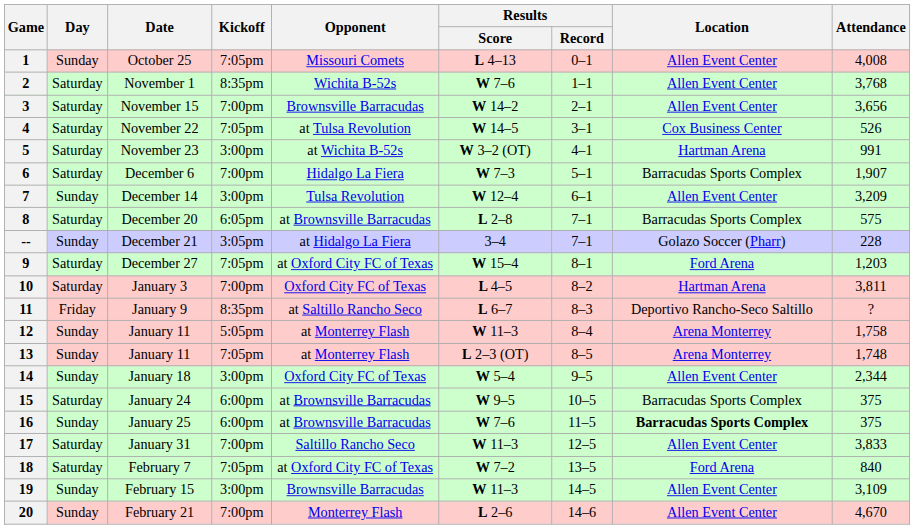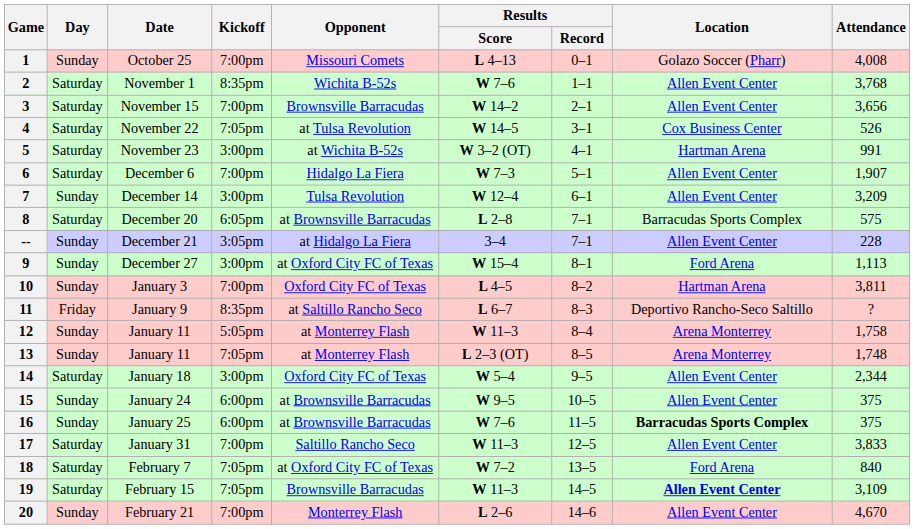(242, 60) 7:05pm -> (242, 60) 7:00pm
(722, 60) Allen Event Center -> (722, 60) Golazo Soccer (Pharr)
(722, 173) Barracudas Sports Complex -> (722, 173) Allen Event Center
(722, 241) Golazo Soccer (Pharr) -> (722, 241) Allen Event Center
(77, 264) Saturday -> (77, 264) Sunday
(242, 264) 7:05pm -> (242, 264) 3:00pm
(871, 264) 1,203 -> (871, 264) 1,113
(77, 286) Saturday -> (77, 286) Sunday
(77, 377) Sunday -> (77, 377) Saturday
(77, 399) Saturday -> (77, 399) Sunday
(722, 399) Barracudas Sports Complex -> (722, 399) Allen Event Center
(77, 490) Sunday -> (77, 490) Saturday
(242, 490) 3:00pm -> (242, 490) 7:05pm
(722, 490) normal -> (722, 490) bold
